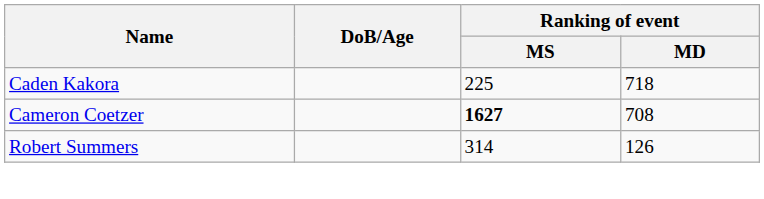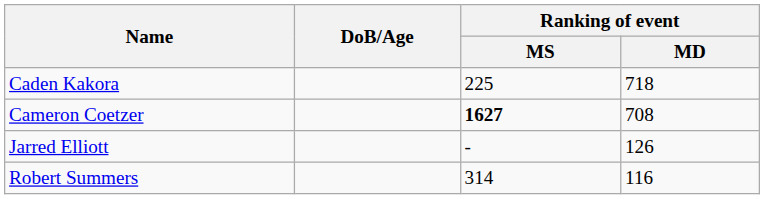+ row: (59, 146)
(639, 146) 126 -> (639, 178) 116
